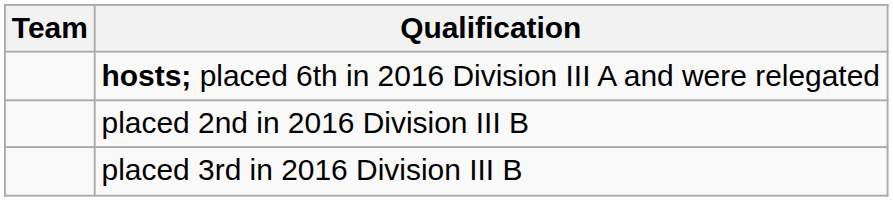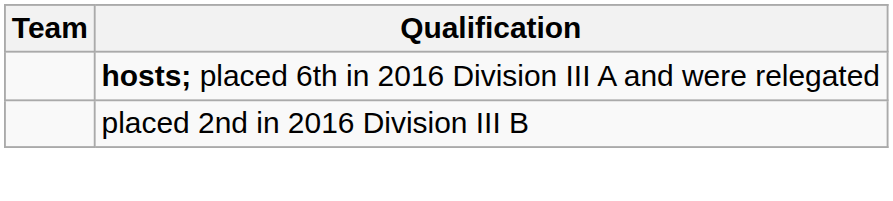- row: (312, 170)
